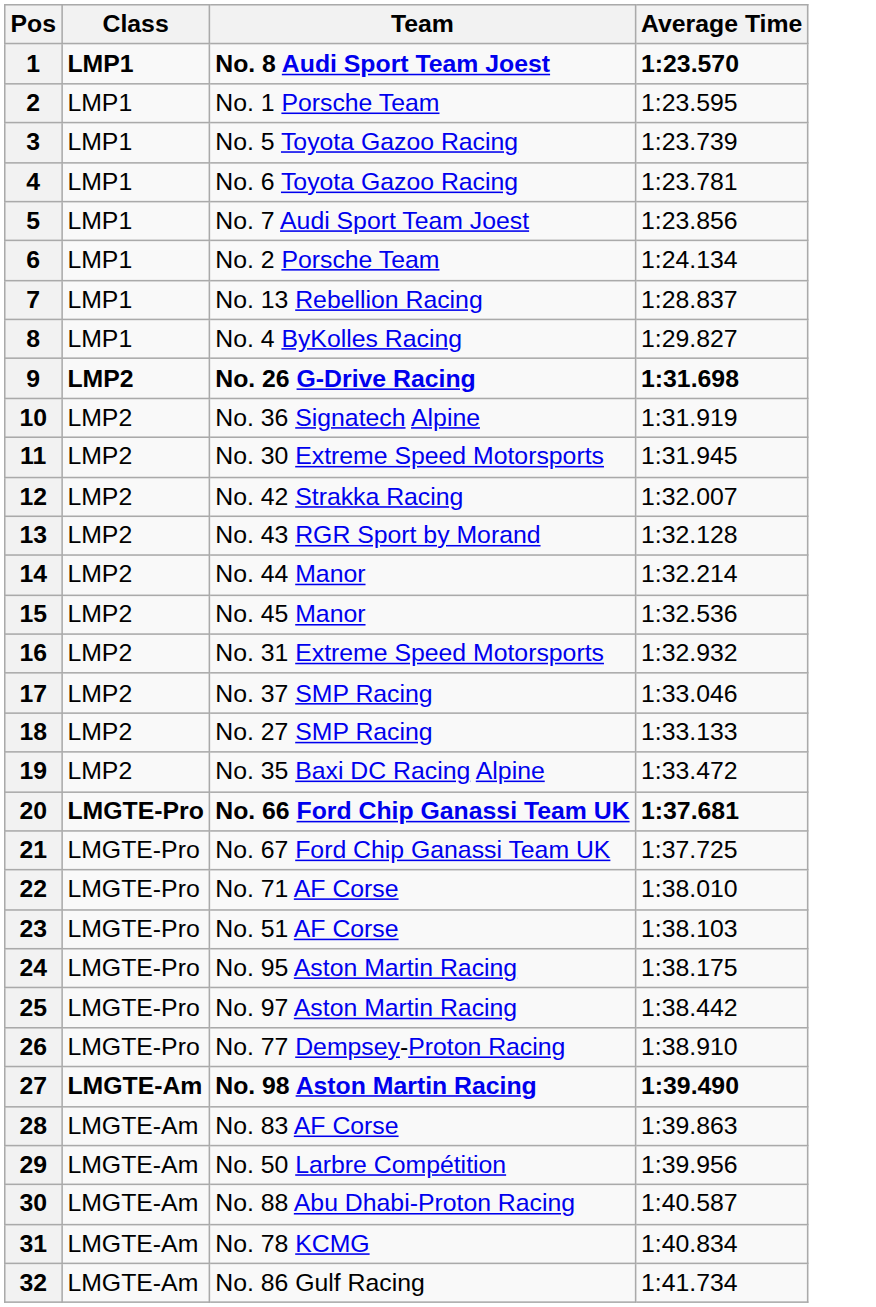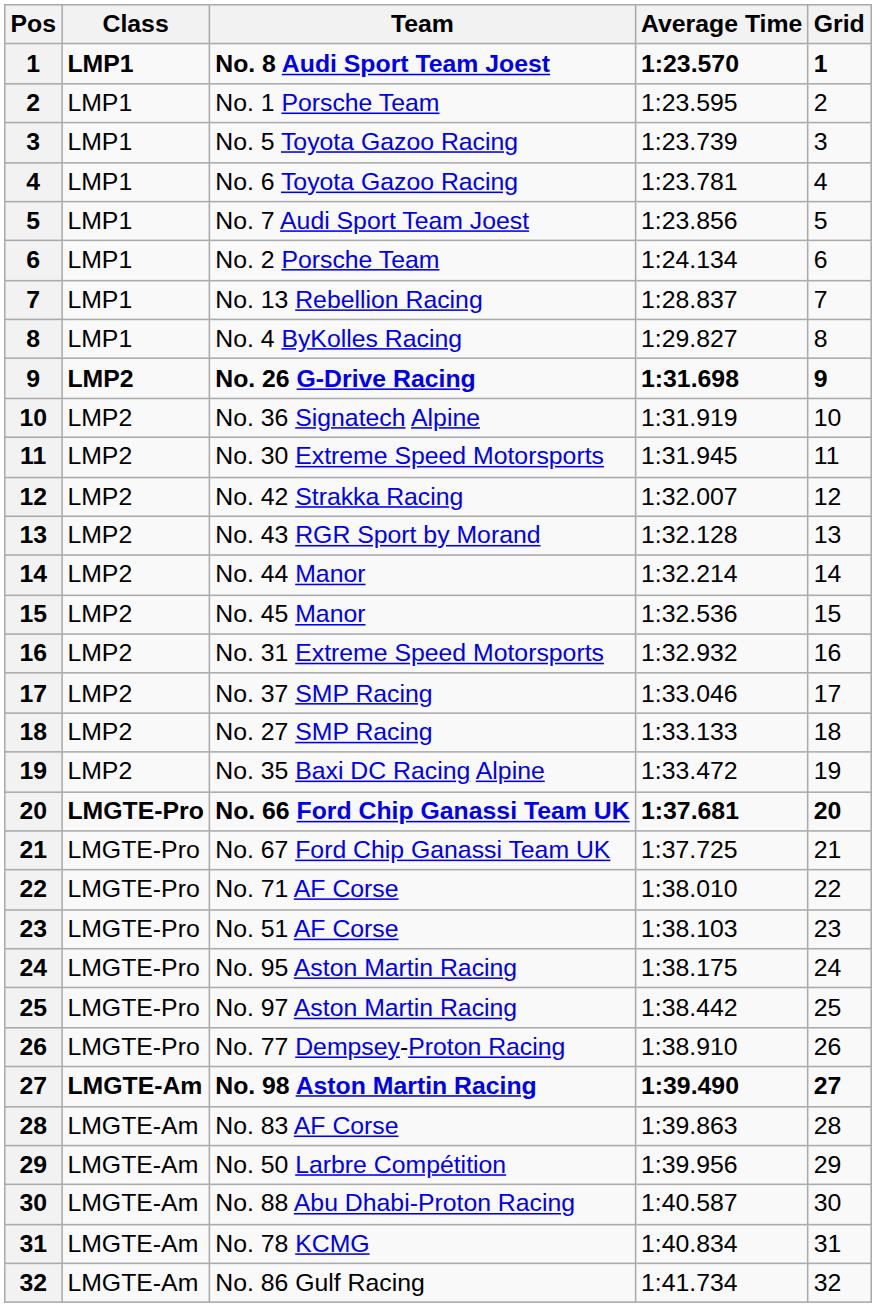+ column: (839, 24)
